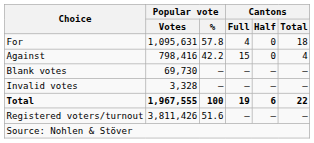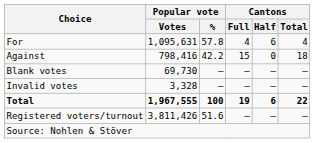(273, 41) 0 -> (273, 41) 6
(302, 41) 18 -> (305, 41) 4
(305, 56) 4 -> (302, 56) 18
